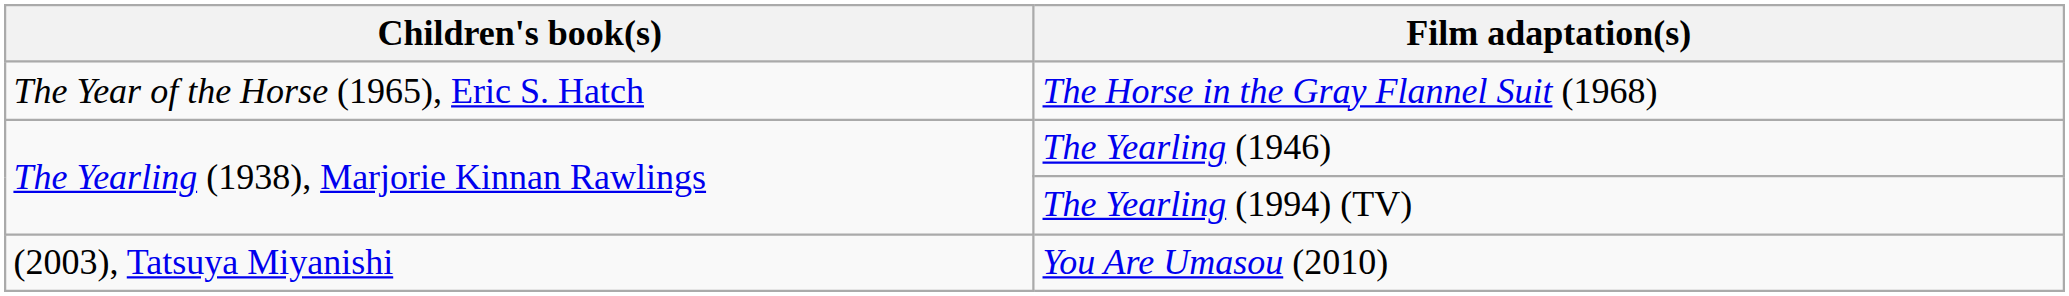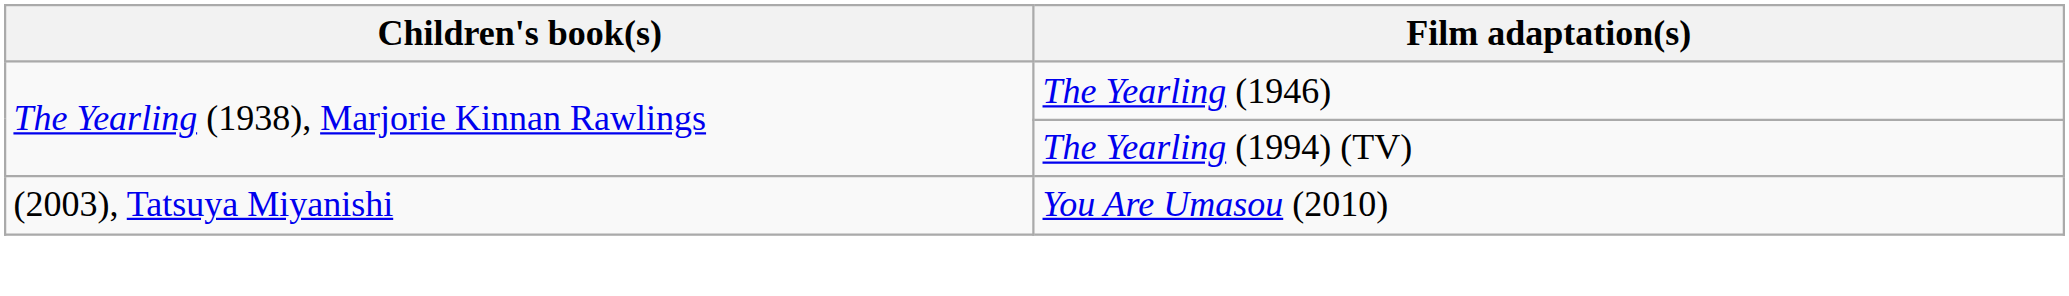- row: (1350, 90)
